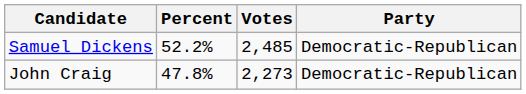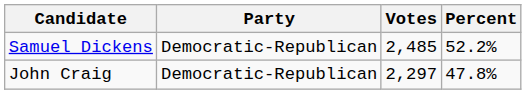columns swapped: (409, 19) <-> (197, 19)
(267, 75) 2,273 -> (411, 75) 2,297
